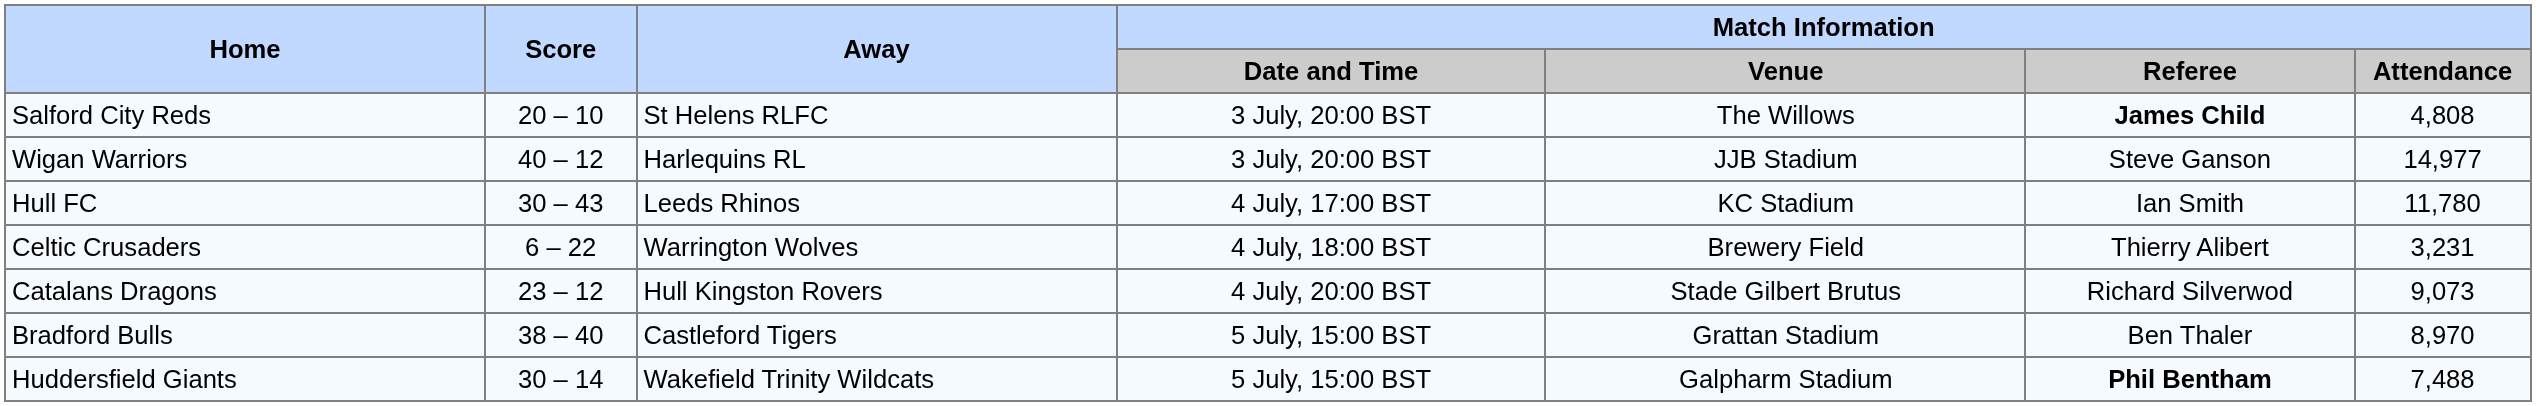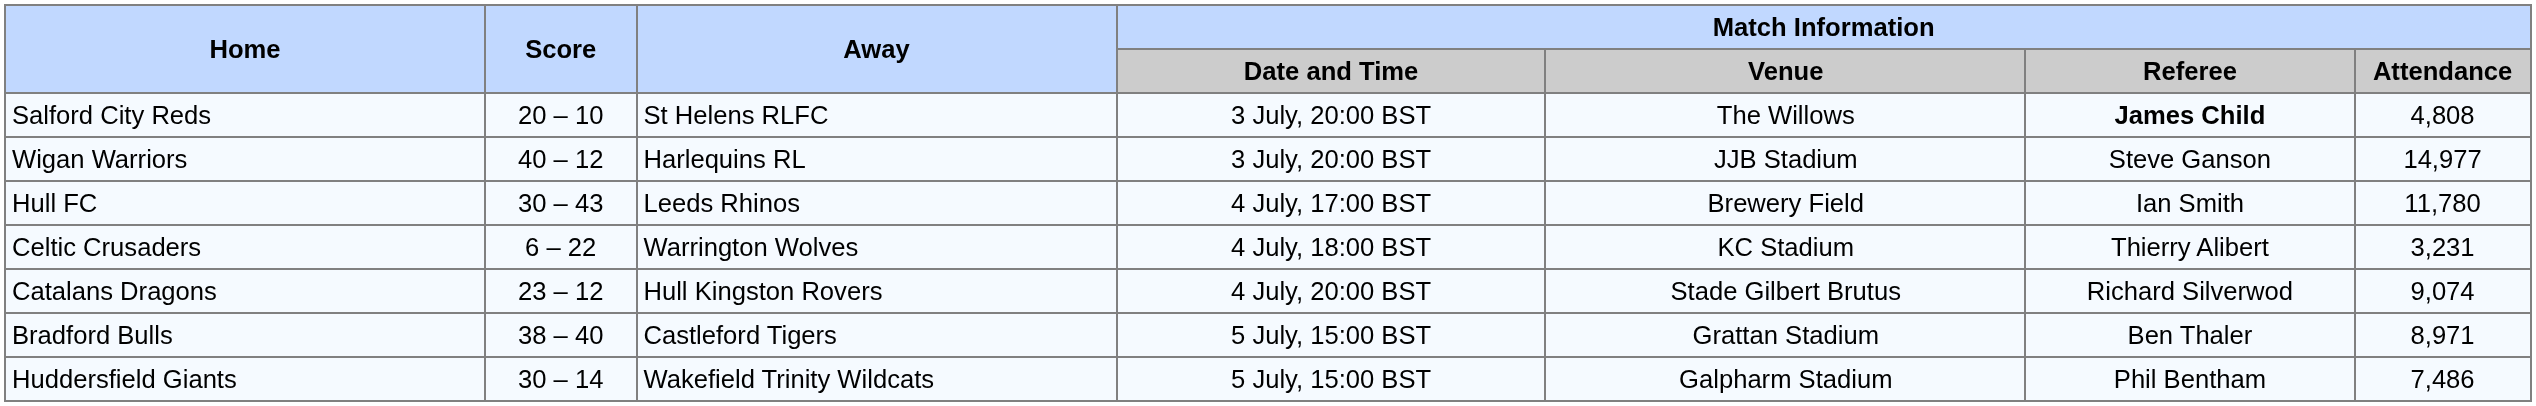(1786, 203) KC Stadium -> (1786, 203) Brewery Field
(1786, 247) Brewery Field -> (1786, 247) KC Stadium
(2443, 291) 9,073 -> (2443, 291) 9,074
(2443, 335) 8,970 -> (2443, 335) 8,971
(2190, 379) bold -> (2190, 379) normal
(2443, 379) 7,488 -> (2443, 379) 7,486
